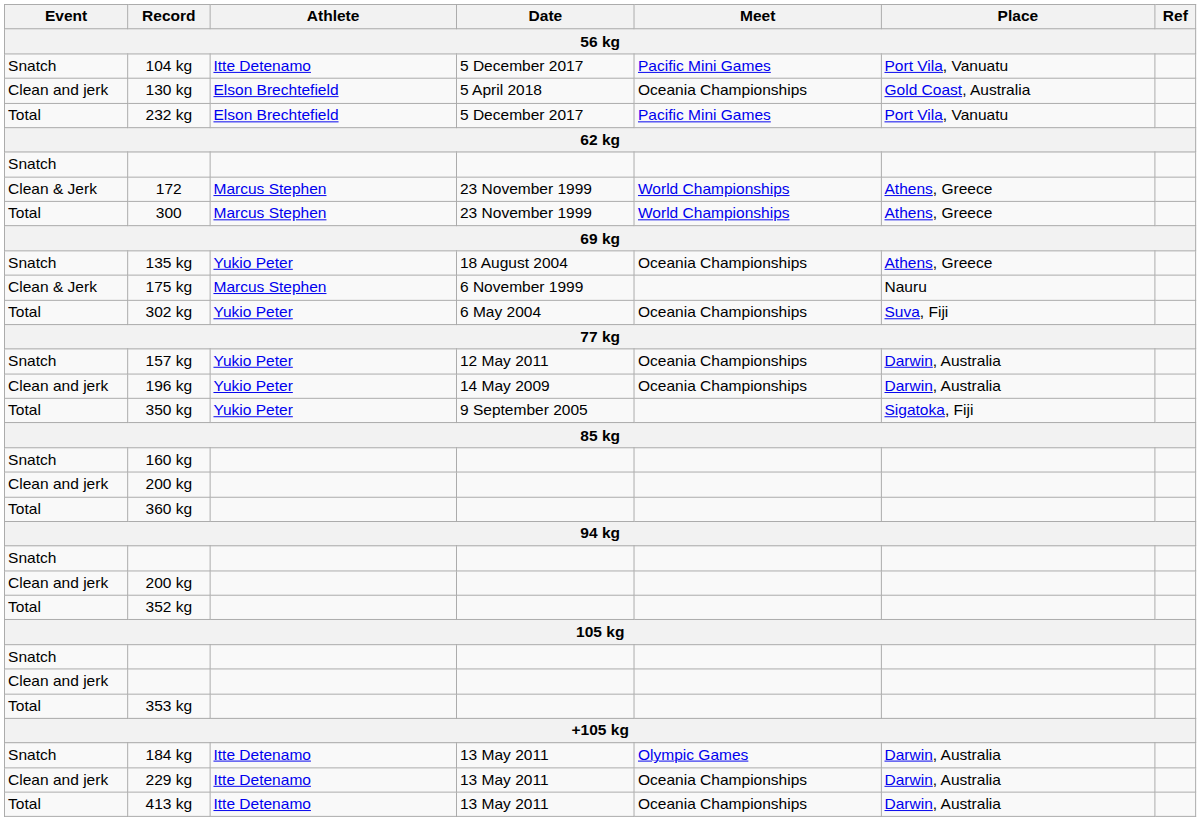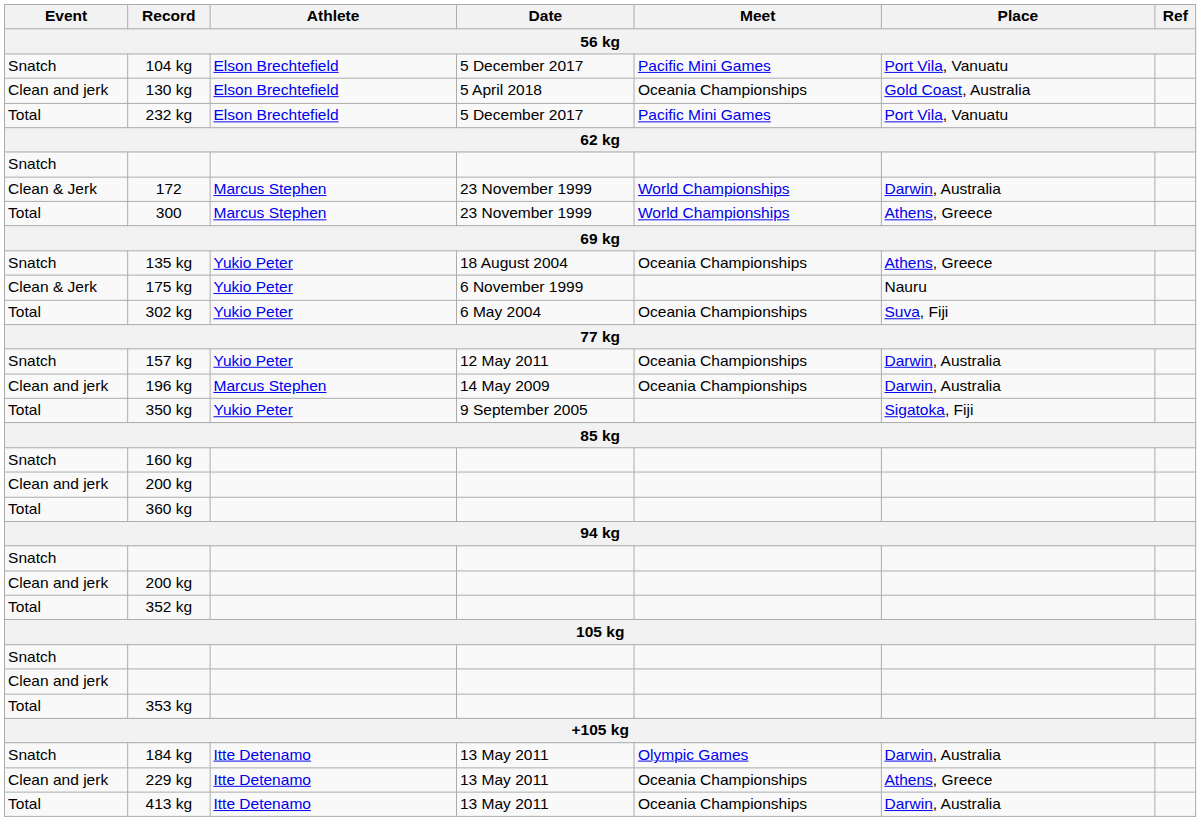(262, 66) Itte Detenamo -> (276, 66) Elson Brechtefield
(938, 189) Athens, Greece -> (943, 189) Darwin, Australia
(270, 287) Marcus Stephen -> (253, 287) Yukio Peter
(253, 386) Yukio Peter -> (270, 386) Marcus Stephen
(943, 779) Darwin, Australia -> (938, 779) Athens, Greece
